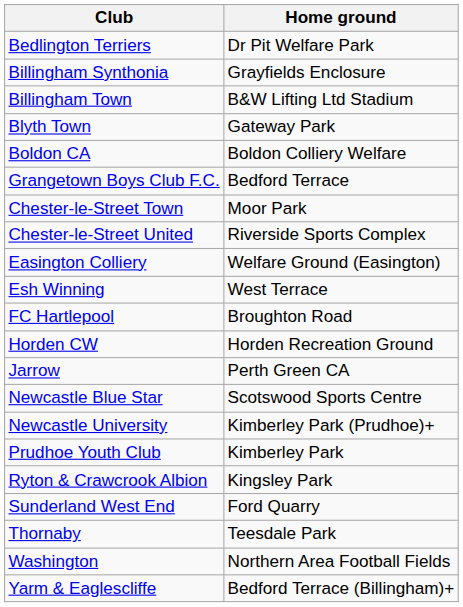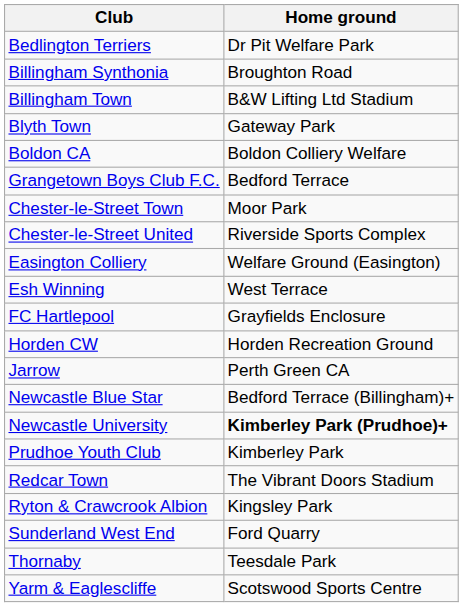(307, 72) Grayfields Enclosure -> (290, 72) Broughton Road
(290, 316) Broughton Road -> (307, 316) Grayfields Enclosure
(325, 398) Scotswood Sports Centre -> (341, 398) Bedford Terrace (Billingham)+
(331, 425) normal -> (338, 425) bold
+ row: (58, 479)
- row: (53, 561)
(341, 588) Bedford Terrace (Billingham)+ -> (325, 588) Scotswood Sports Centre
